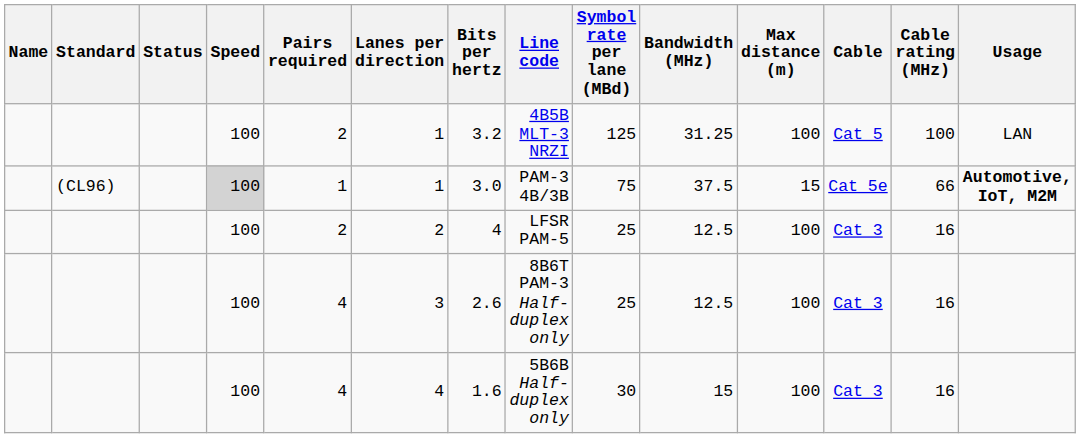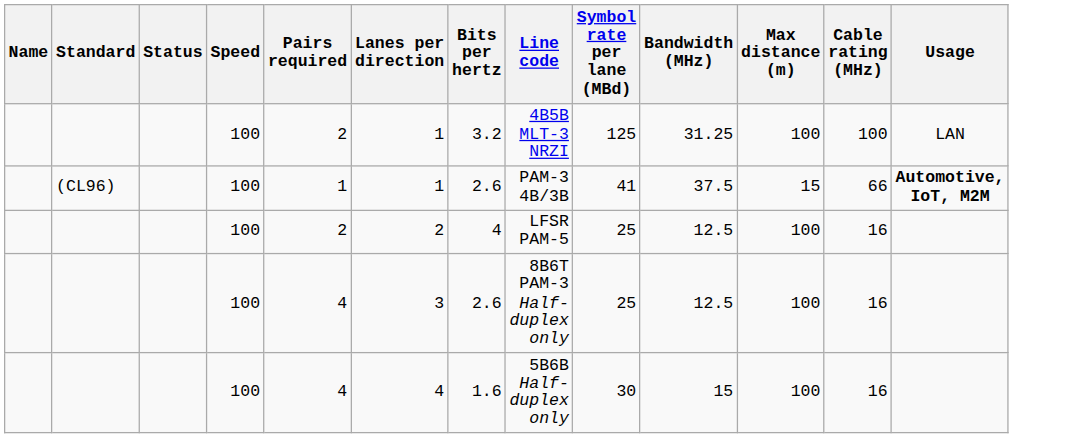- column: (858, 53)
(245, 187) lightgrey background -> (245, 187) no background
(487, 187) 3.0 -> (487, 187) 2.6
(626, 187) 75 -> (626, 187) 41
